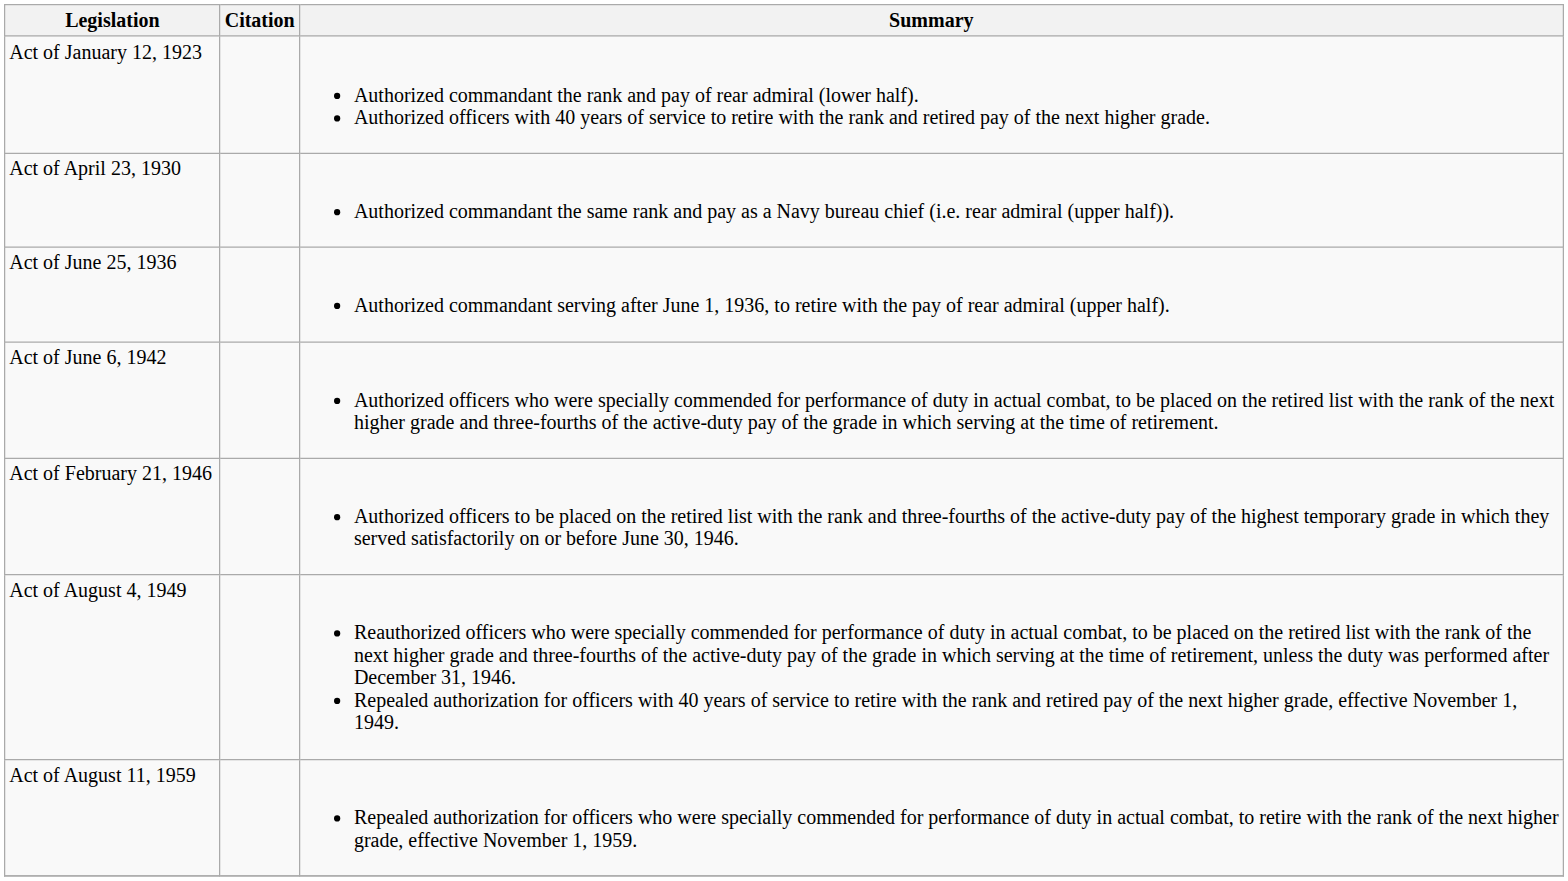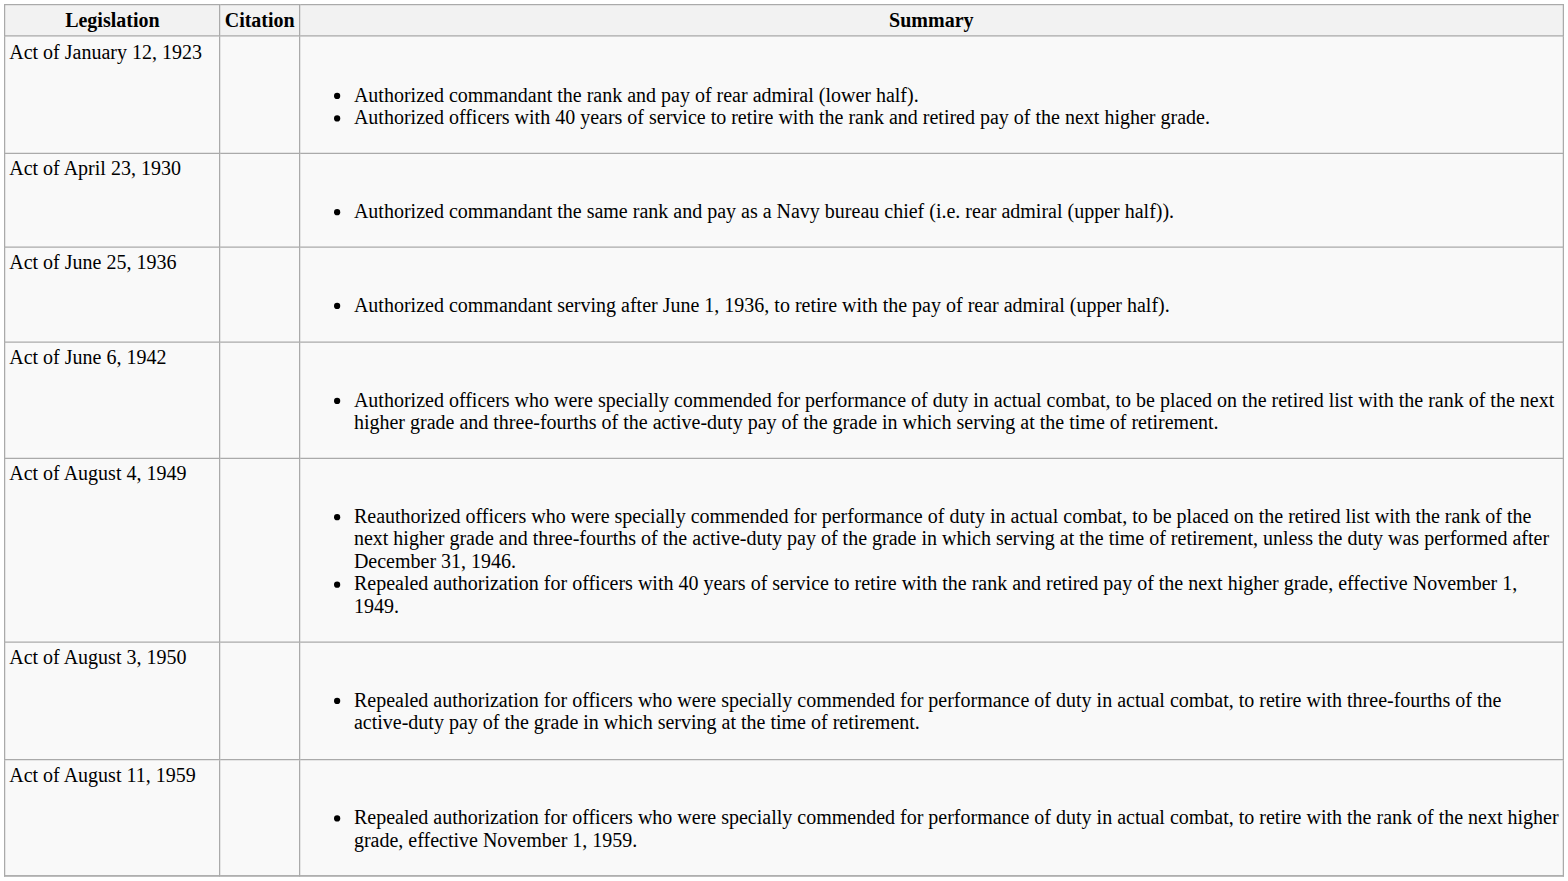- row: (111, 473)
+ row: (98, 658)
